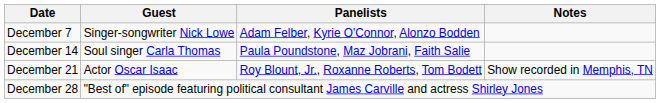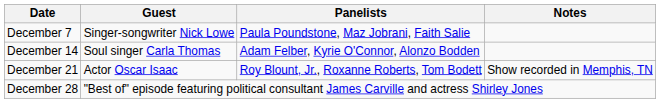(360, 32) Adam Felber, Kyrie O'Connor, Alonzo Bodden -> (355, 32) Paula Poundstone, Maz Jobrani, Faith Salie
(355, 51) Paula Poundstone, Maz Jobrani, Faith Salie -> (360, 51) Adam Felber, Kyrie O'Connor, Alonzo Bodden
